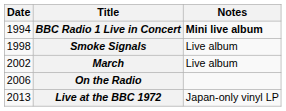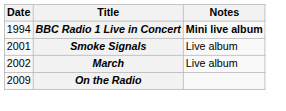(19, 47) 1998 -> (19, 47) 2001
(19, 81) 2006 -> (19, 81) 2009
- row: (108, 98)
